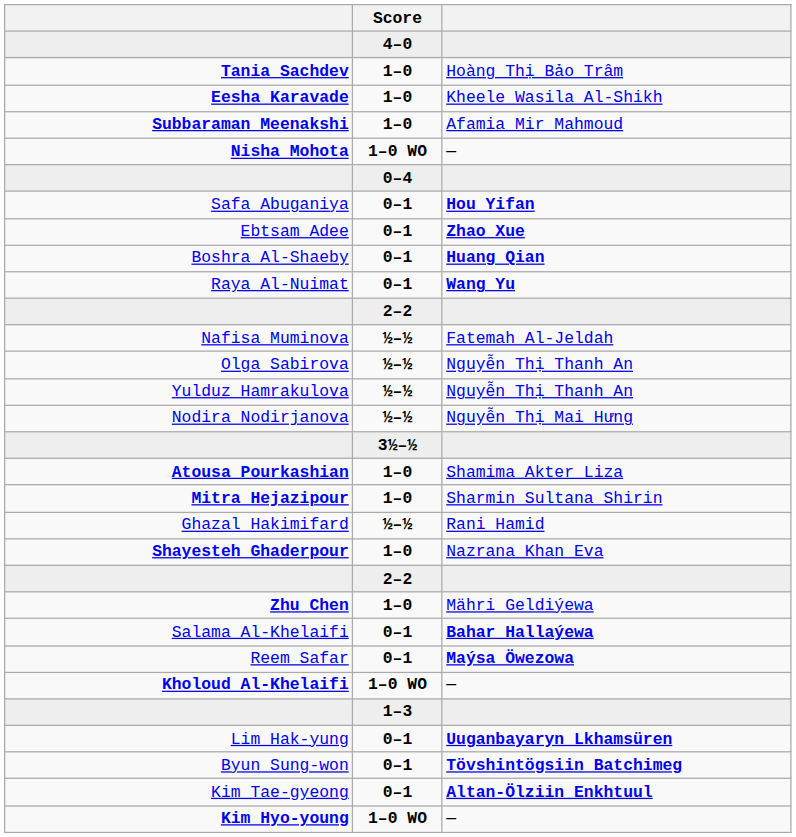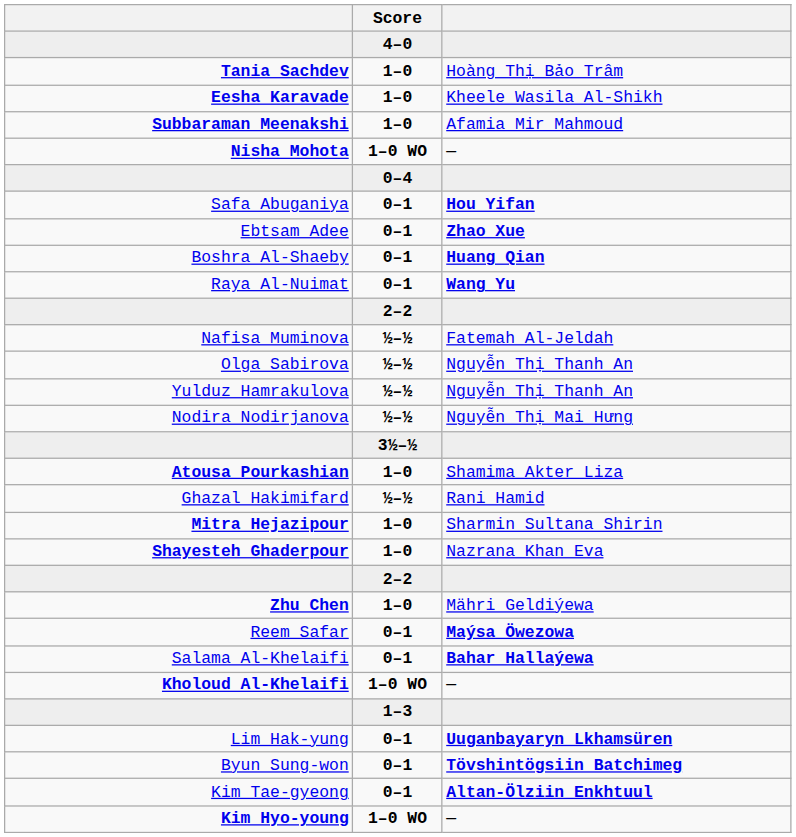rows swapped: (270, 499) <-> (265, 525)
rows swapped: (260, 632) <-> (300, 659)
